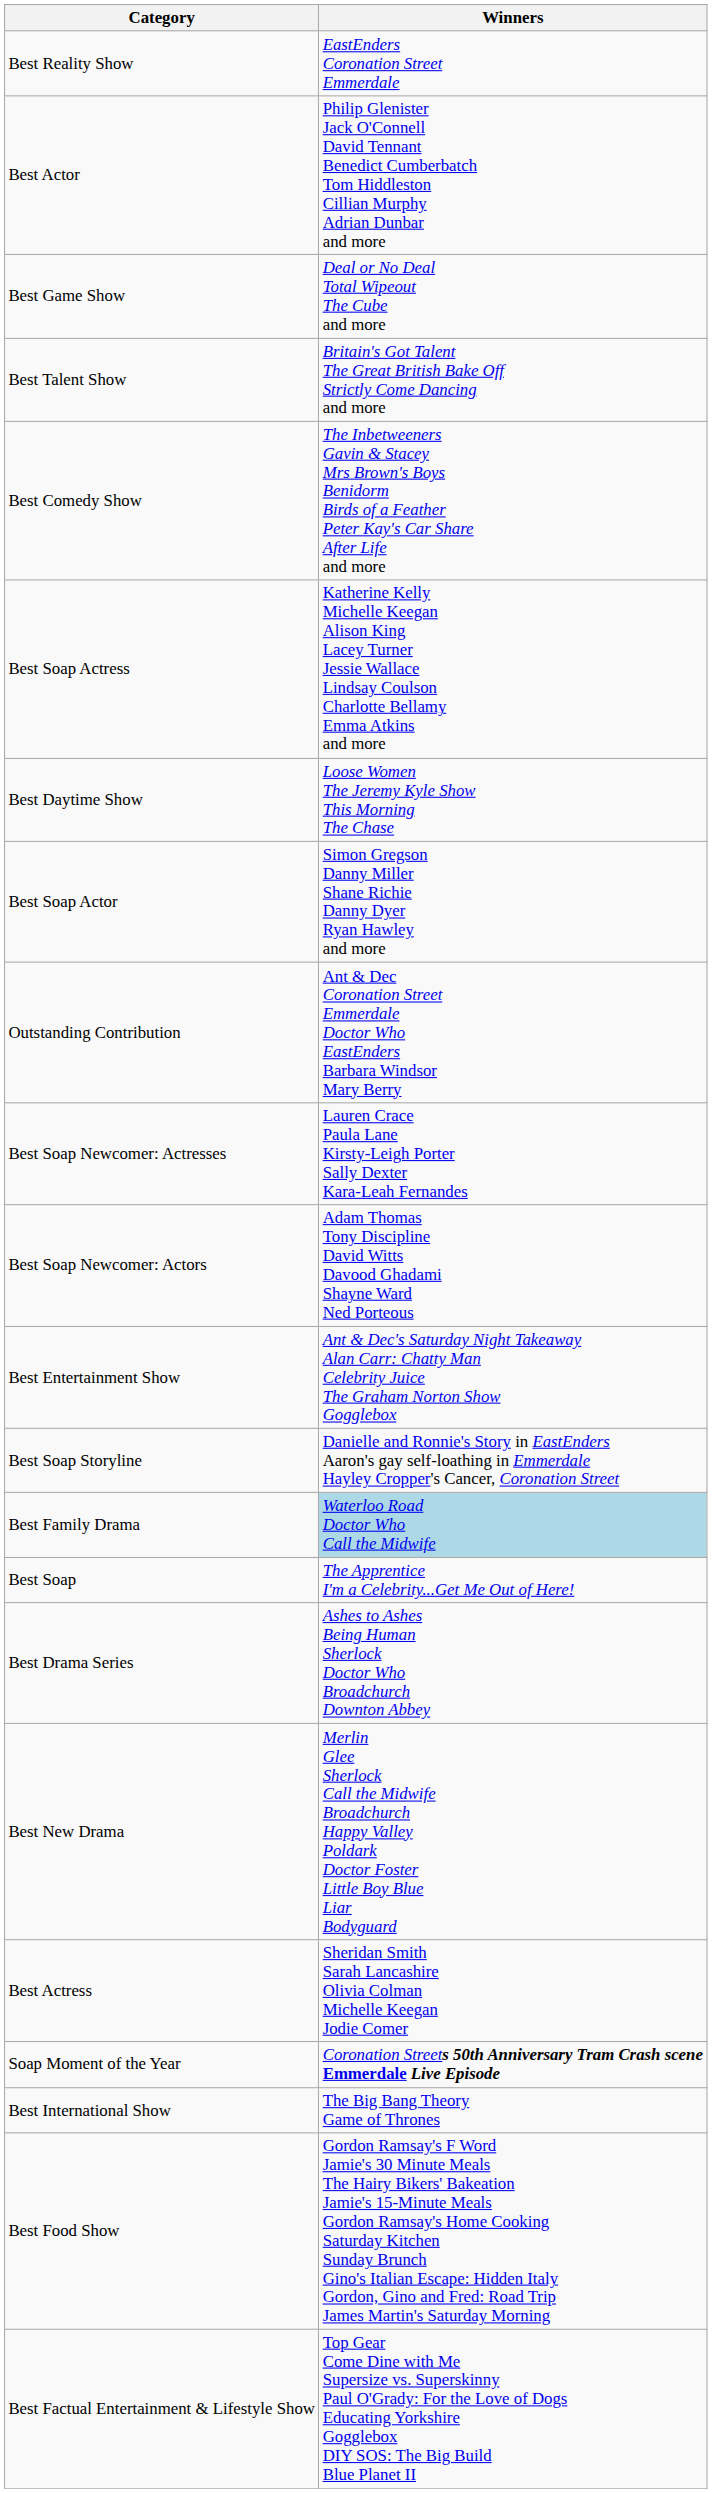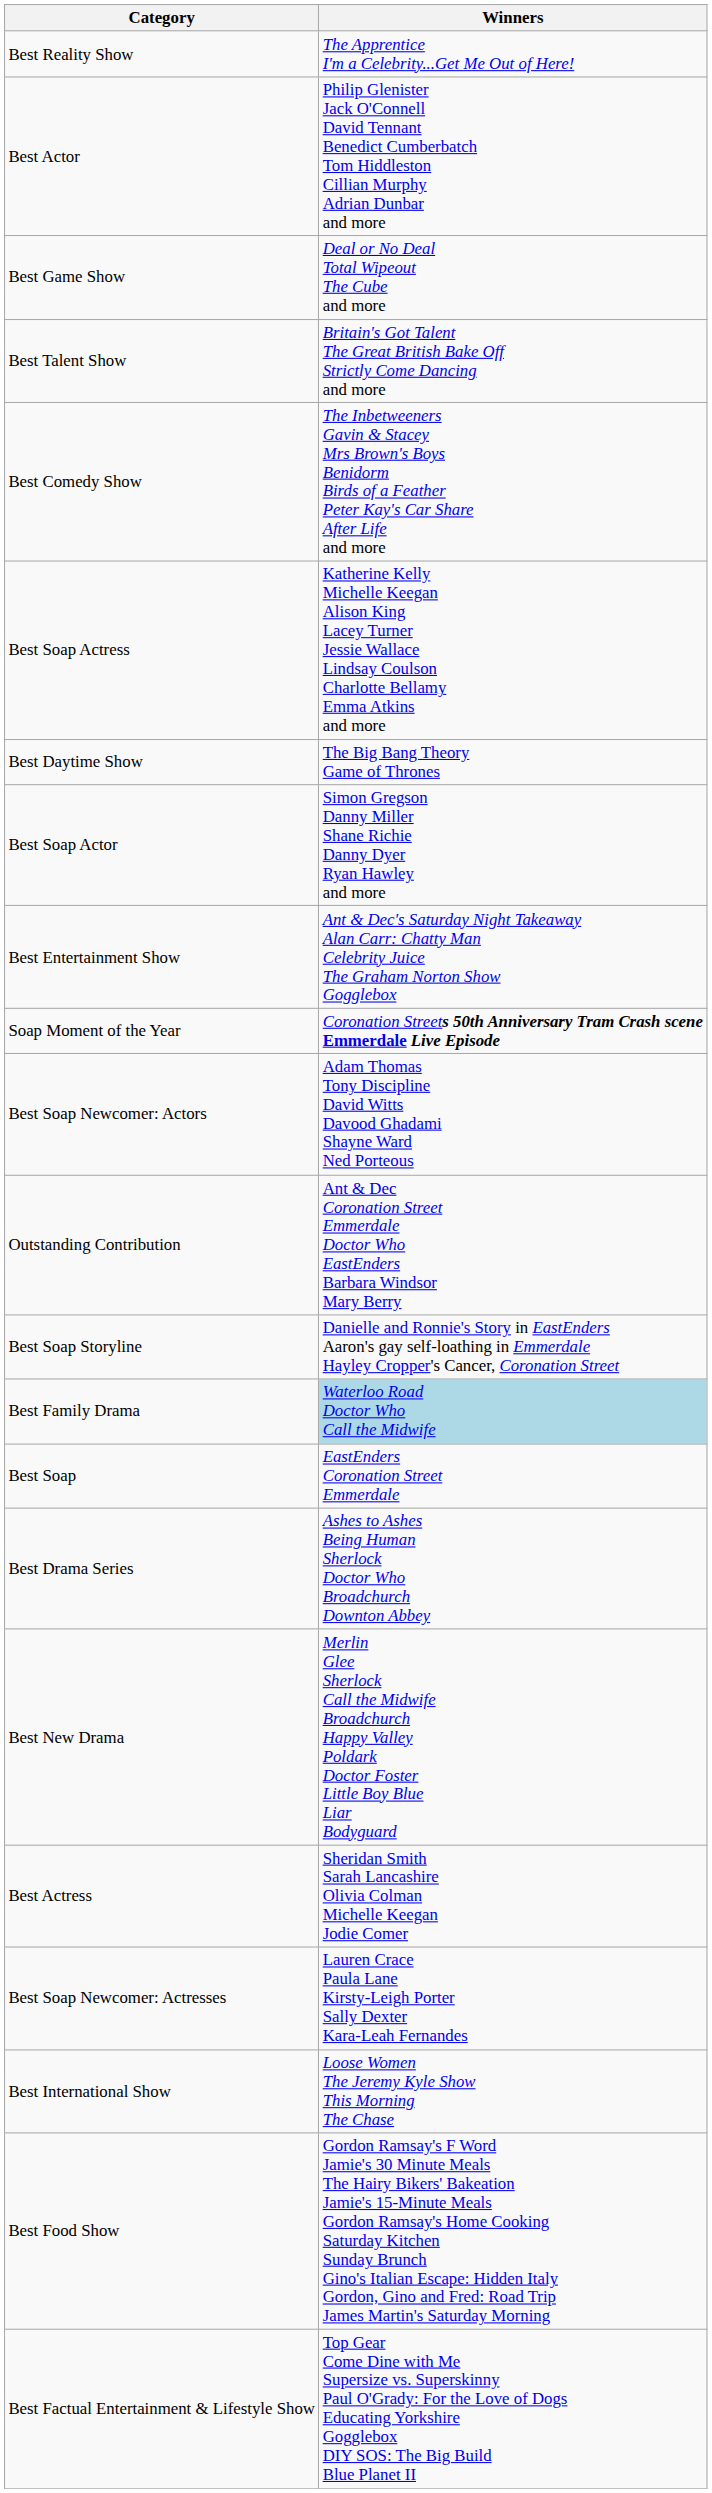(382, 63) EastEnders Coronation Street Emmerdale -> (448, 53) The Apprentice I'm a Celebrity...Get Me Out of Here!
(399, 799) Loose Women The Jeremy Kyle Show This Morning The Chase -> (396, 761) The Big Bang Theory Game of Thrones
rows swapped: (94, 1377) <-> (94, 1032)
rows swapped: (117, 1153) <-> (94, 2064)
(448, 1579) The Apprentice I'm a Celebrity...Get Me Out of Here! -> (382, 1475) EastEnders Coronation Street Emmerdale
(396, 2109) The Big Bang Theory Game of Thrones -> (399, 2091) Loose Women The Jeremy Kyle Show This Morning The Chase
